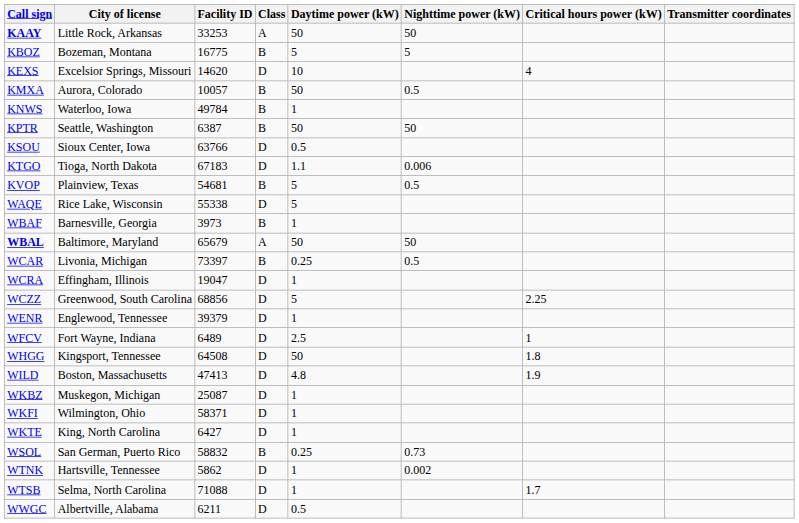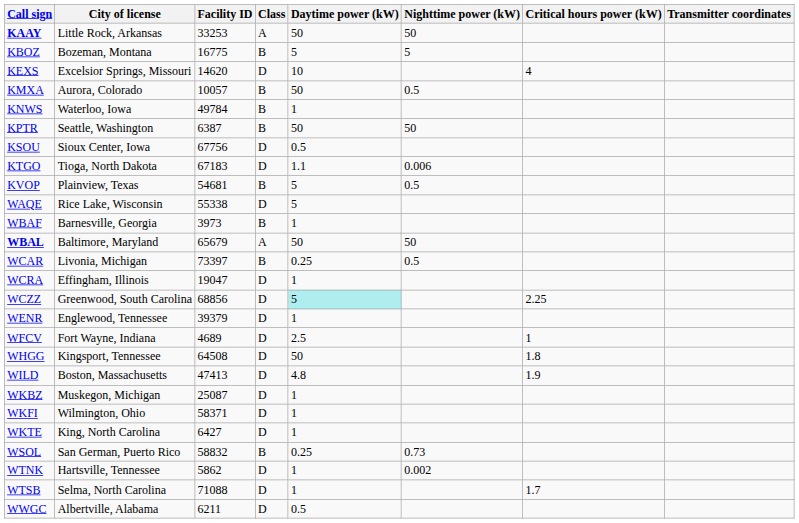(213, 147) 63766 -> (213, 147) 67756
(294, 299) no background -> (294, 299) paleturquoise background
(210, 337) 6489 -> (210, 337) 4689
